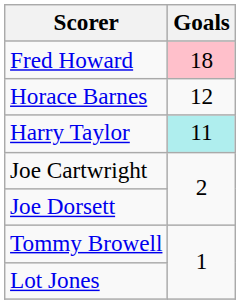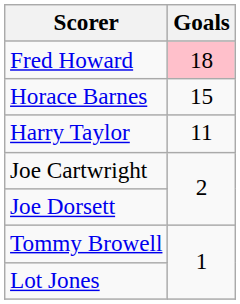(202, 96) 12 -> (202, 96) 15
(202, 133) paleturquoise background -> (202, 133) no background
